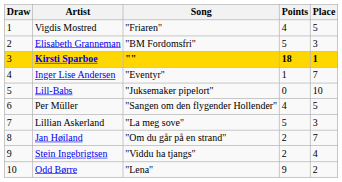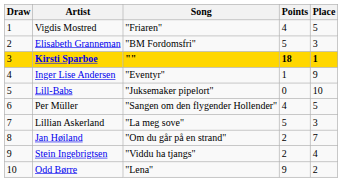(315, 75) 7 -> (315, 75) 9
